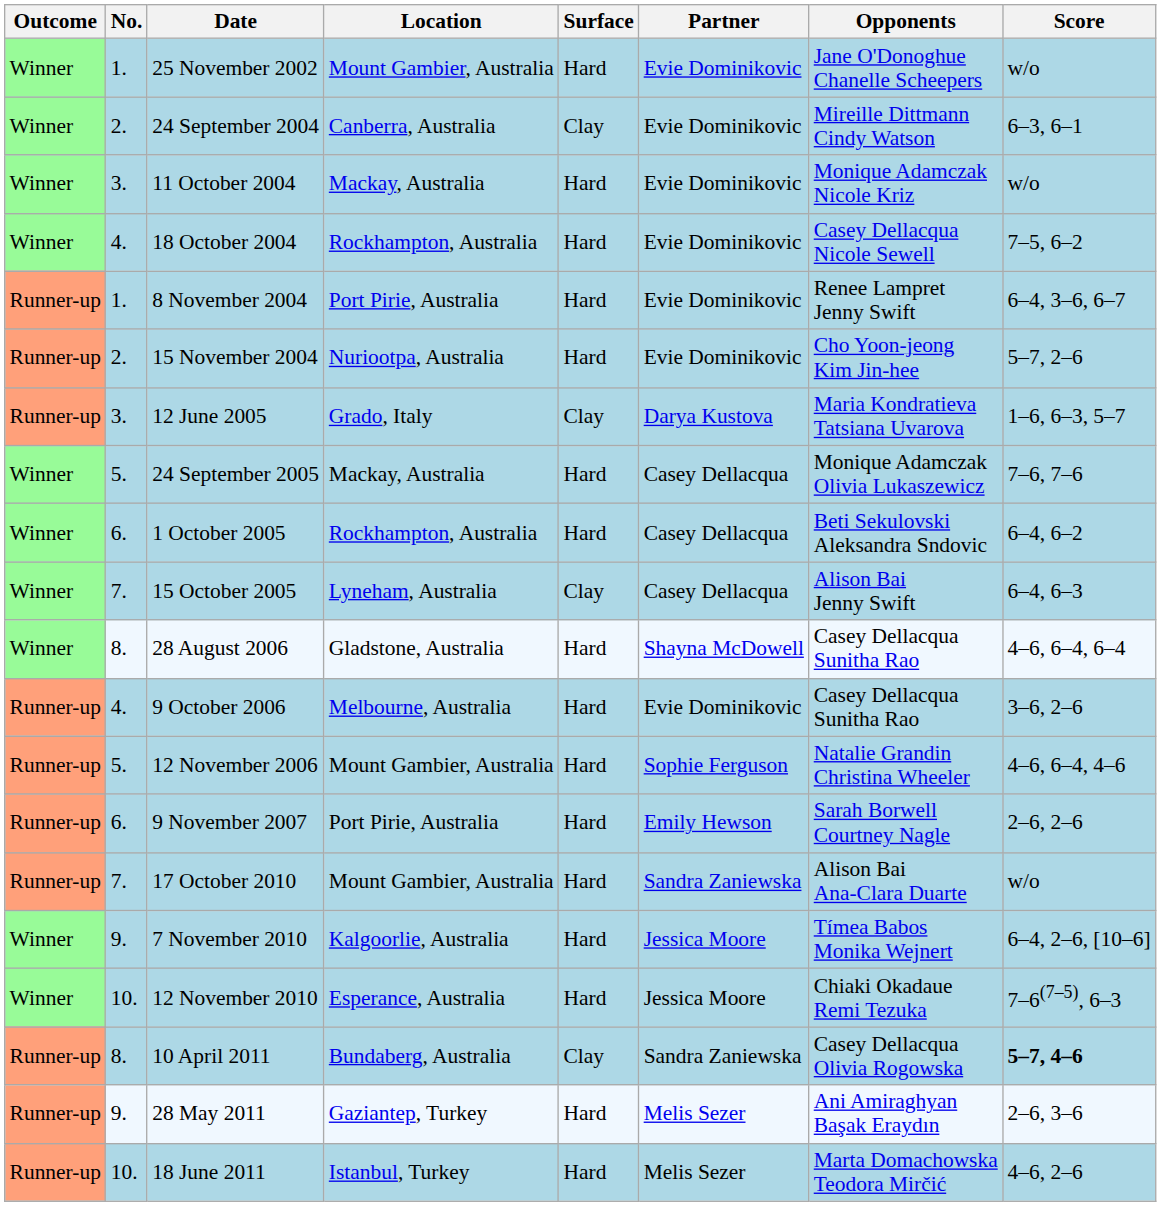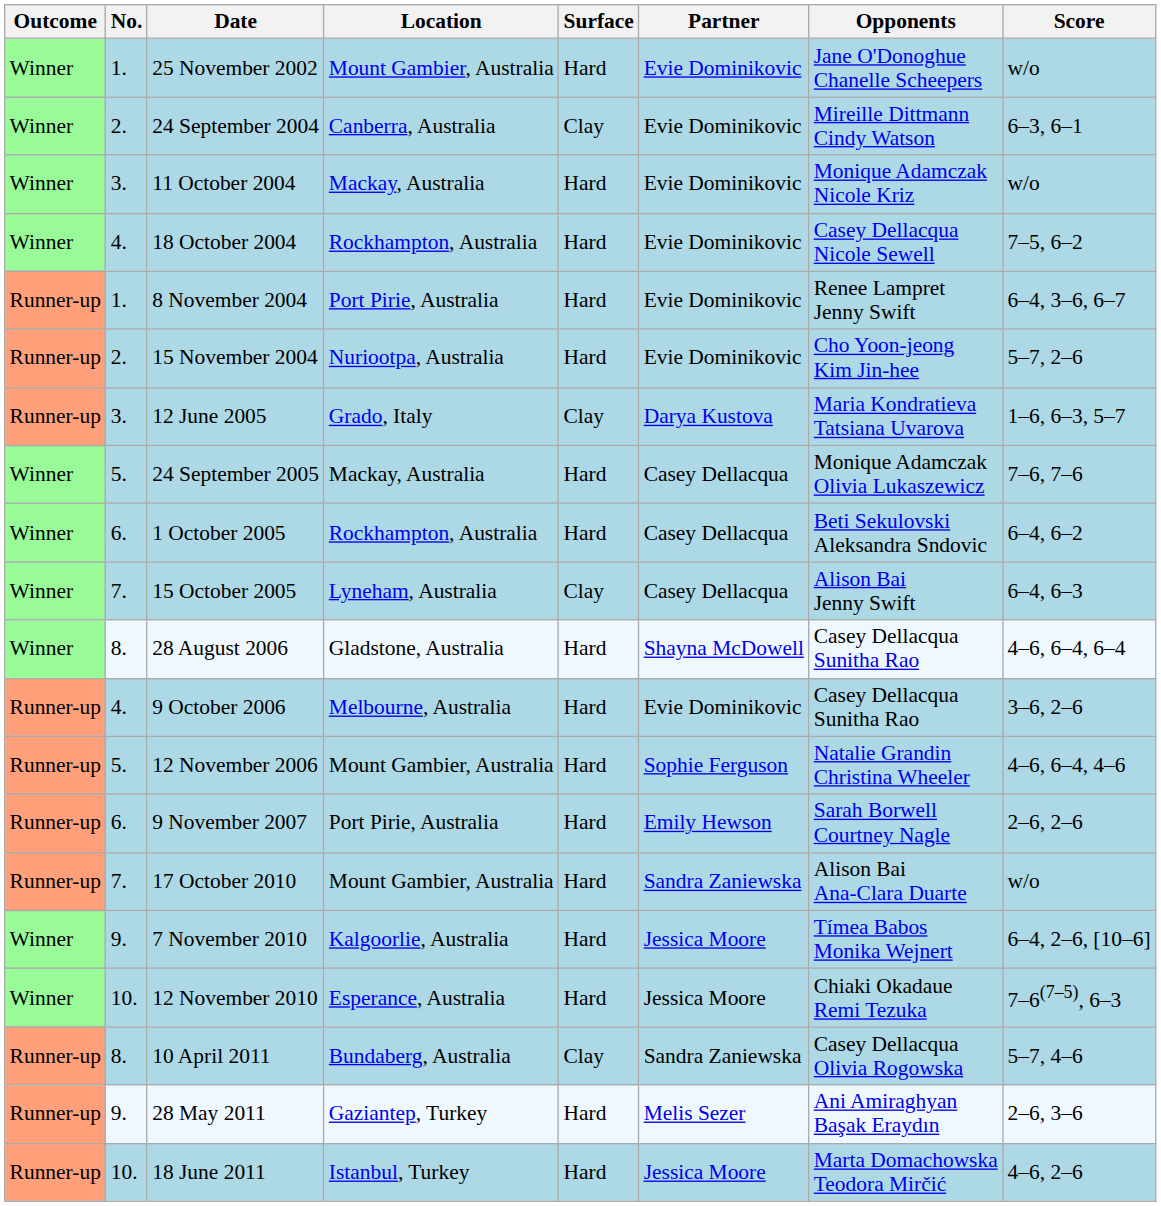(1045, 1055) bold -> (1045, 1055) normal
(695, 1171) Melis Sezer -> (705, 1171) Jessica Moore
